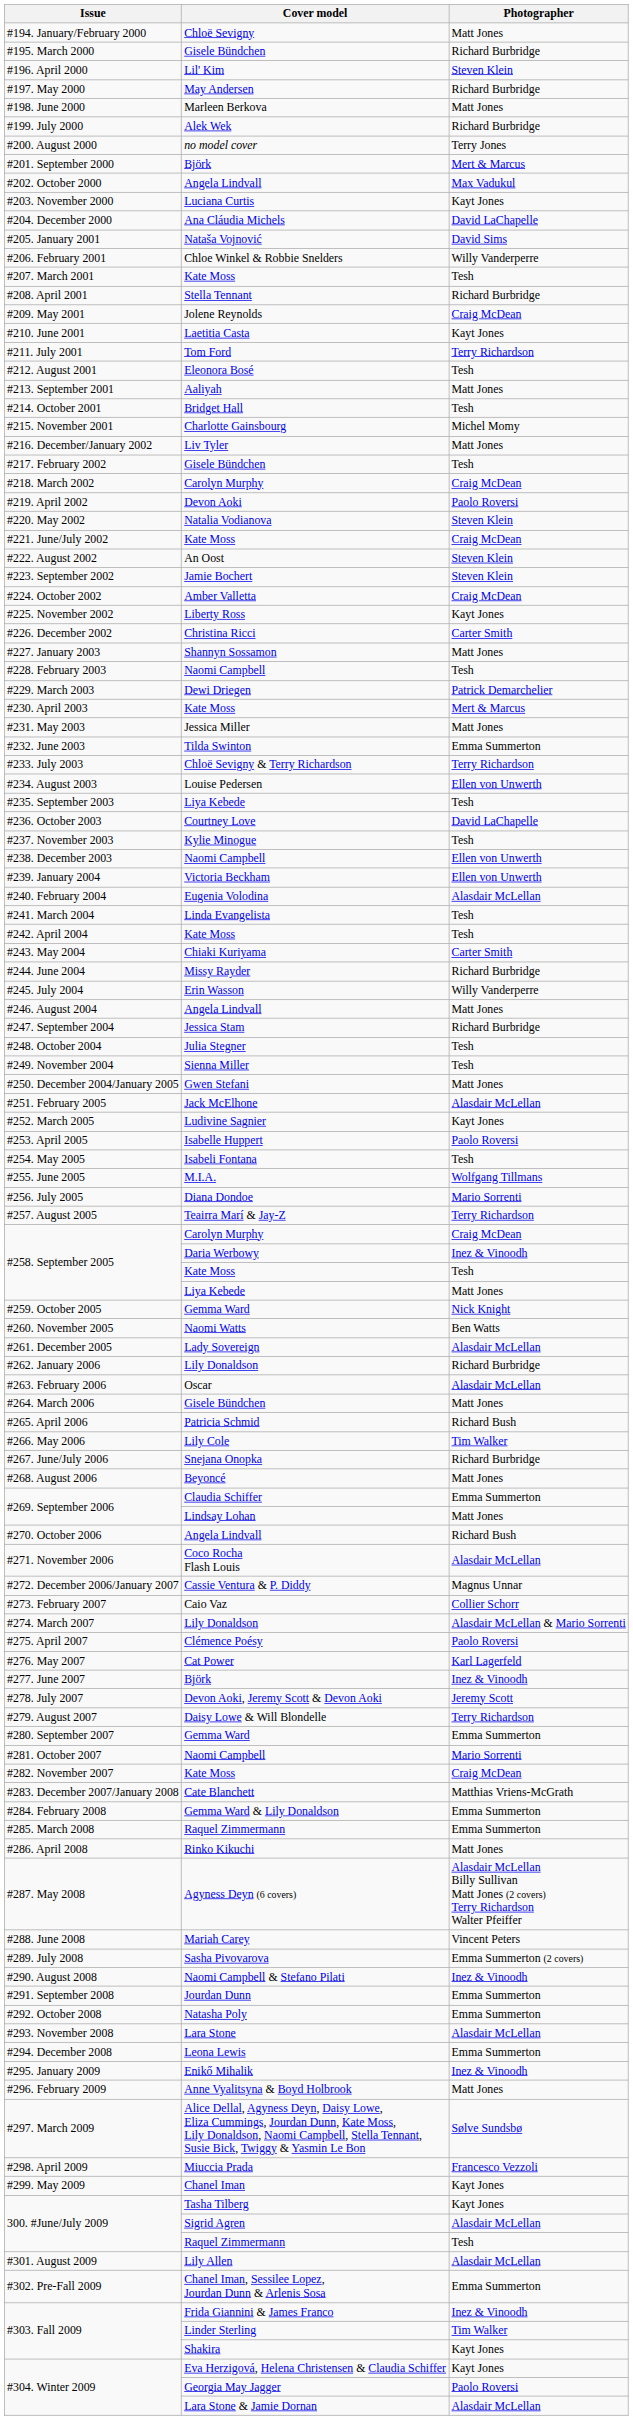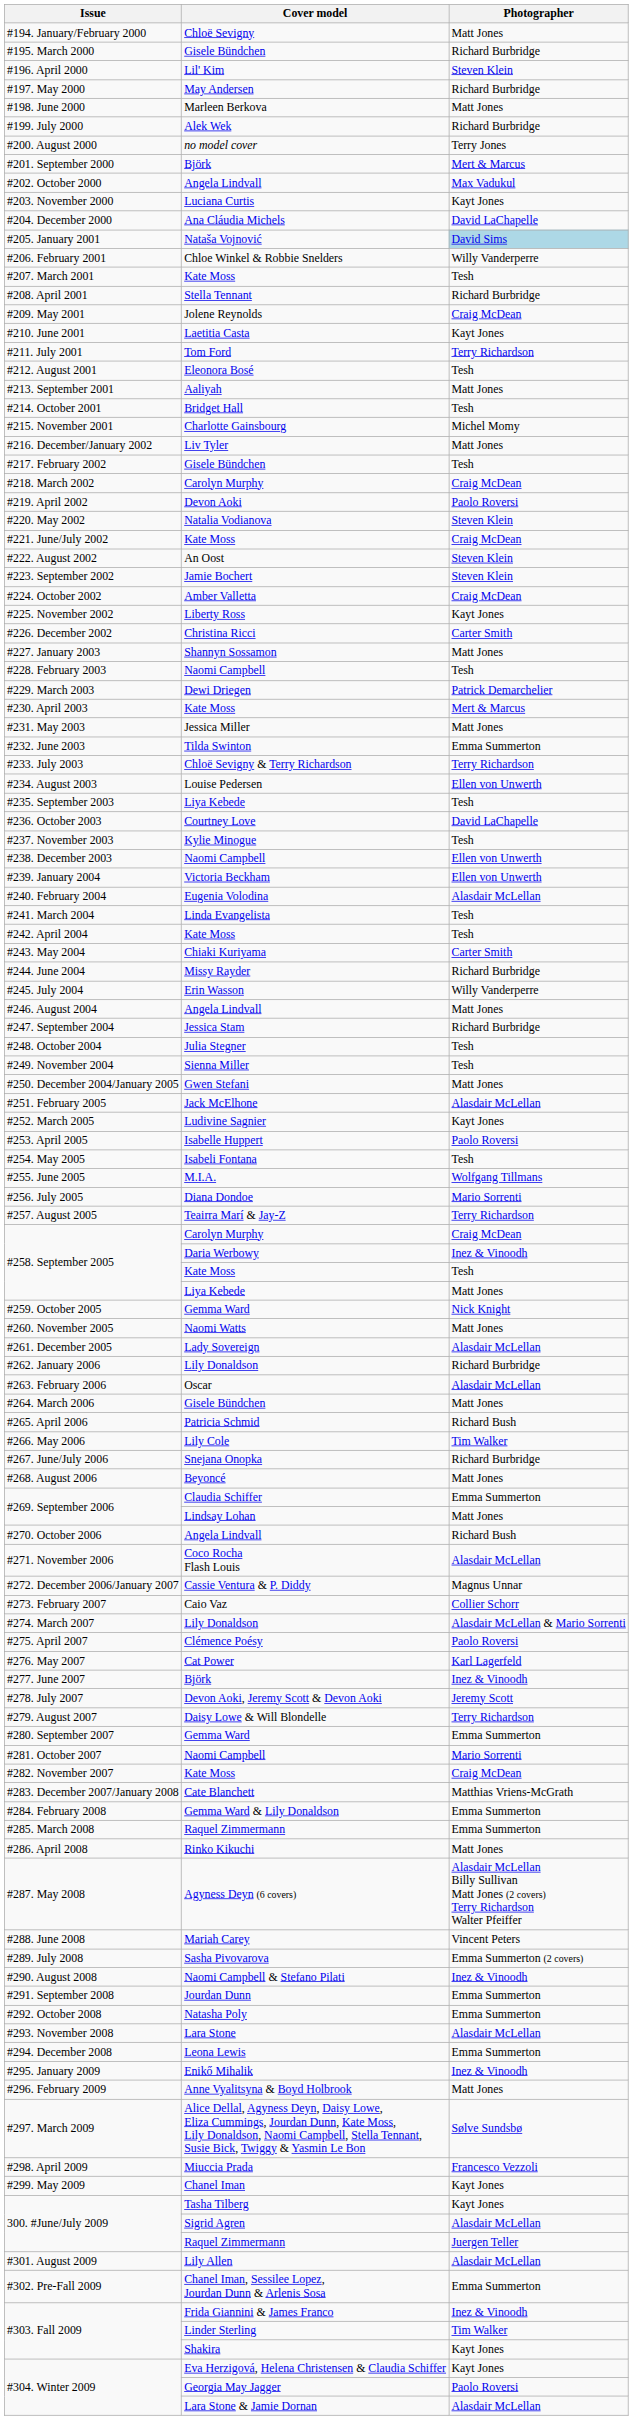(479, 239) no background -> (479, 239) lightblue background
(476, 1328) Ben Watts -> (477, 1328) Matt Jones
(463, 2242) Tesh -> (485, 2242) Juergen Teller
